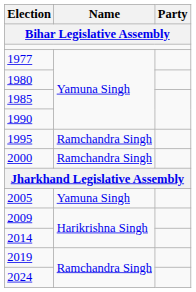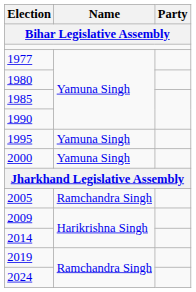(104, 138) Ramchandra Singh -> (93, 138) Yamuna Singh
(104, 158) Ramchandra Singh -> (93, 158) Yamuna Singh
(93, 198) Yamuna Singh -> (104, 198) Ramchandra Singh
